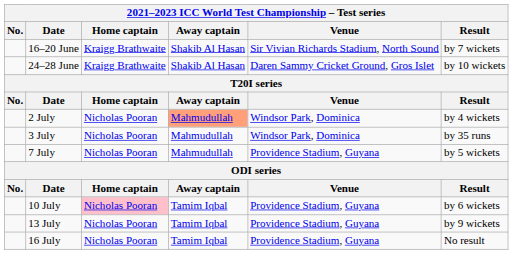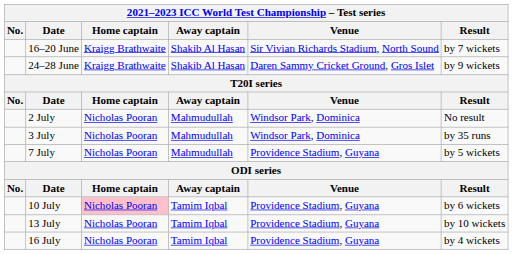(475, 65) by 10 wickets -> (472, 65) by 9 wickets
(202, 118) lightsalmon background -> (202, 118) no background
(472, 118) by 4 wickets -> (464, 118) No result
(472, 223) by 9 wickets -> (475, 223) by 10 wickets
(464, 240) No result -> (472, 240) by 4 wickets
